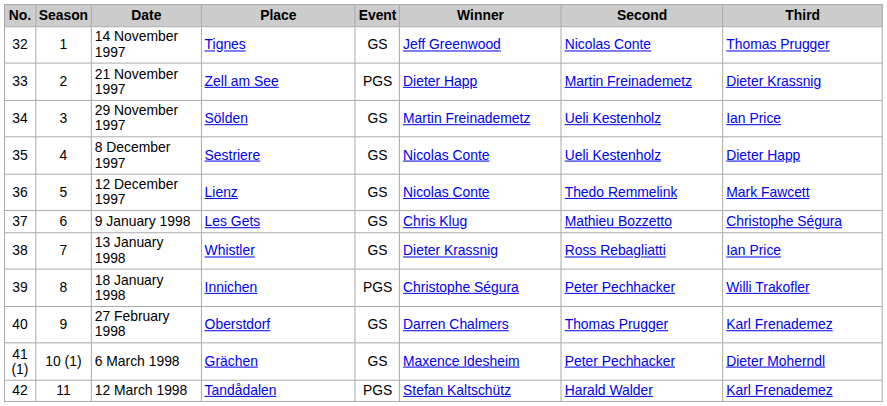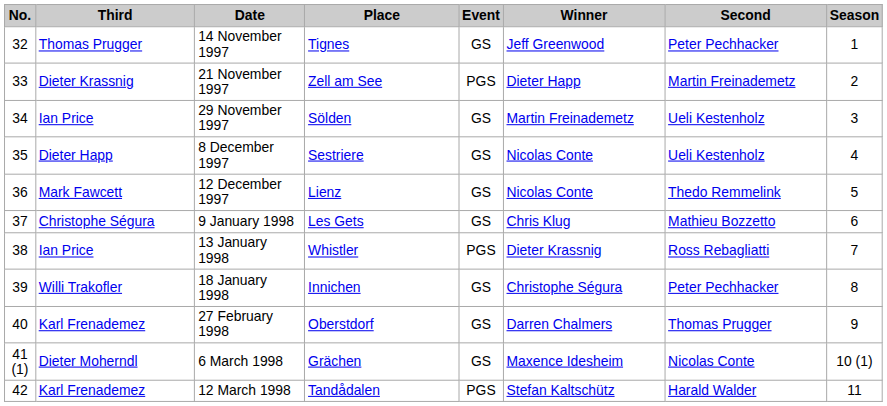columns swapped: (63, 15) <-> (803, 15)
(608, 44) Nicolas Conte -> (723, 44) Peter Pechhacker
(378, 250) GS -> (481, 250) PGS
(378, 287) PGS -> (481, 287) GS
(620, 361) Peter Pechhacker -> (711, 361) Nicolas Conte
